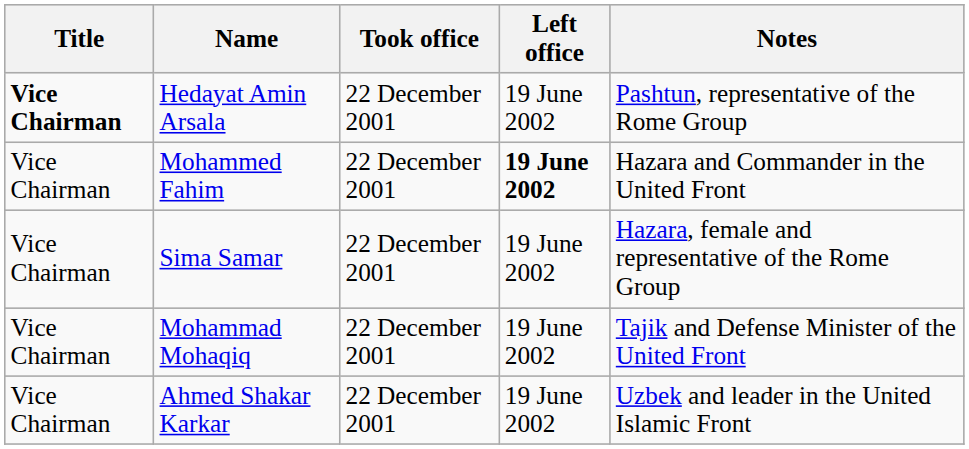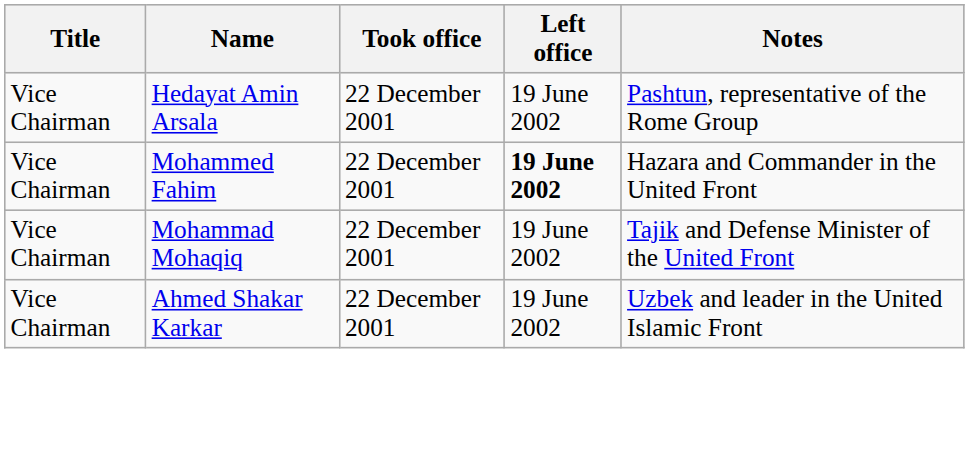(66, 107) bold -> (60, 107) normal
- row: (221, 258)
